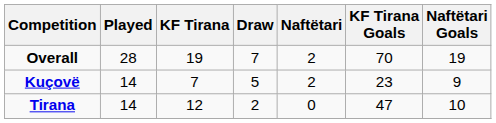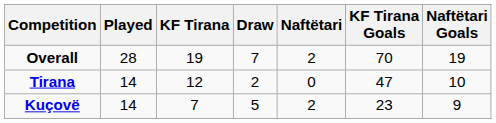rows swapped: (52, 105) <-> (52, 81)
